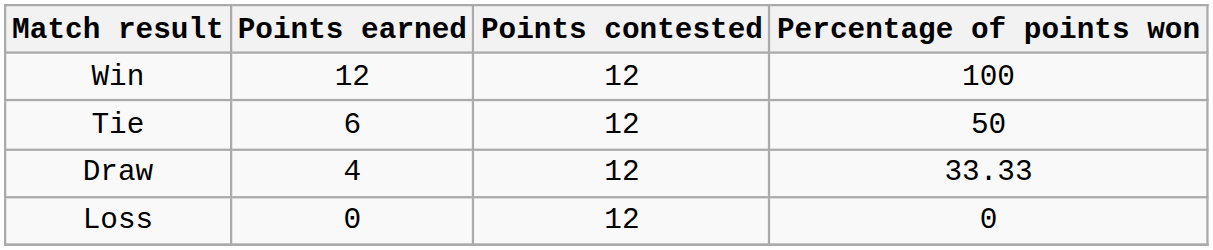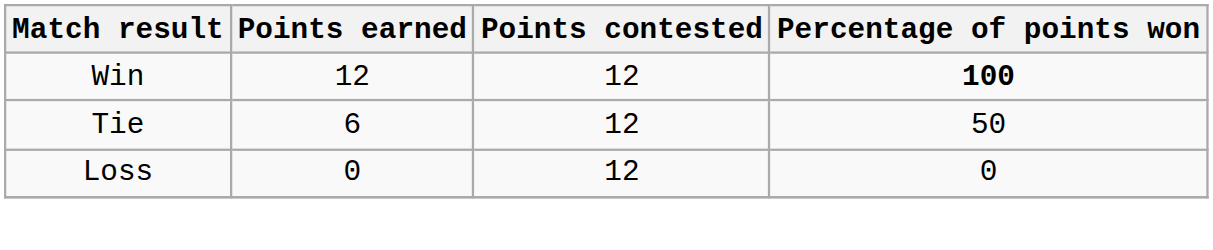(989, 77) normal -> (989, 77) bold
- row: (118, 173)
